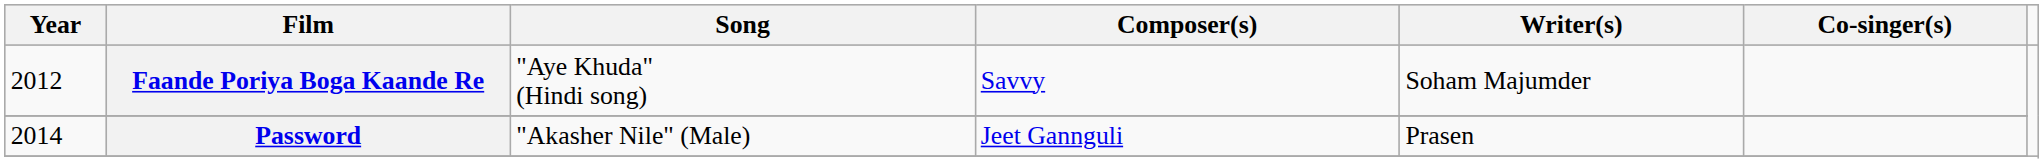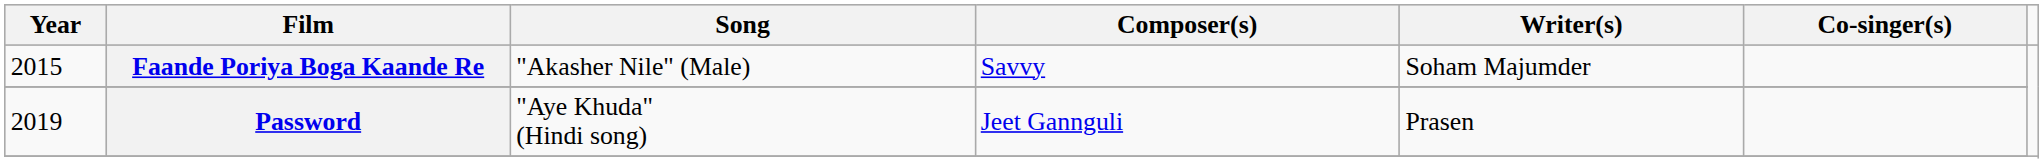(37, 80) 2012 -> (37, 65) 2015
(585, 80) "Aye Khuda" (Hindi song) -> (633, 65) "Akasher Nile" (Male)
(37, 135) 2014 -> (37, 121) 2019
(633, 135) "Akasher Nile" (Male) -> (585, 121) "Aye Khuda" (Hindi song)
